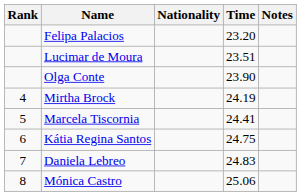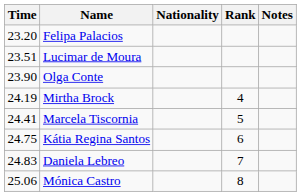columns swapped: (23, 14) <-> (241, 14)
